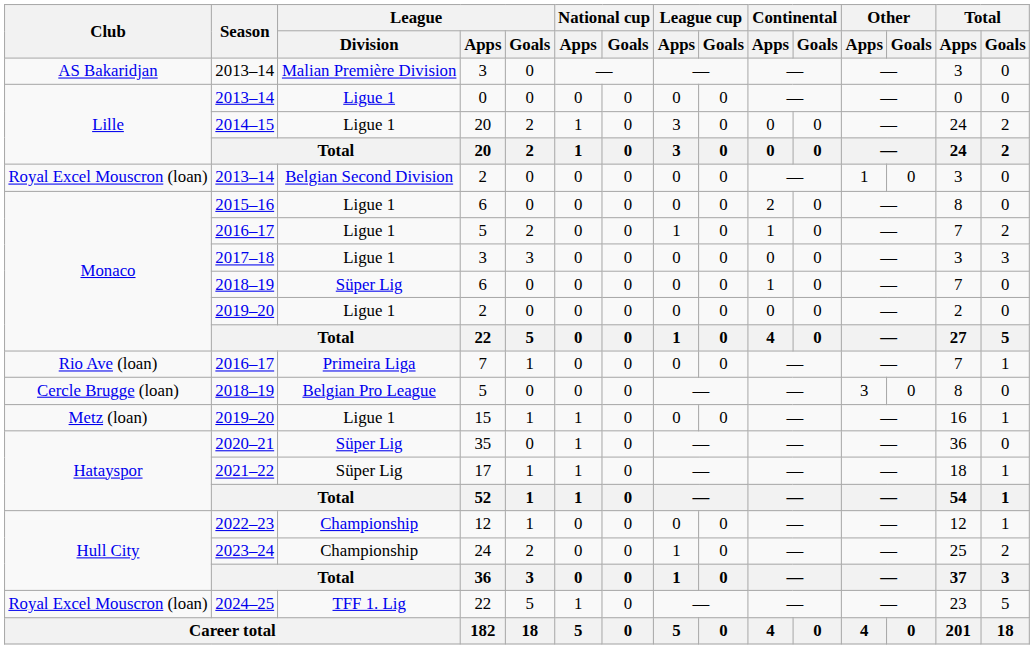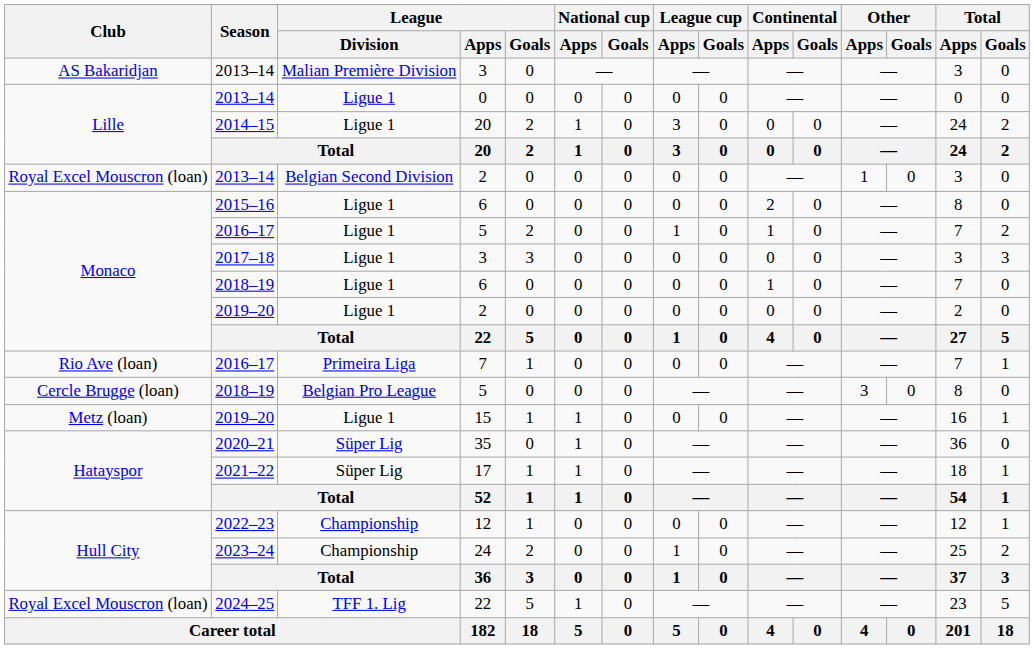(369, 284) Süper Lig -> (369, 284) Ligue 1
